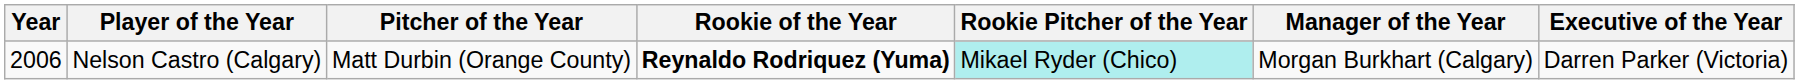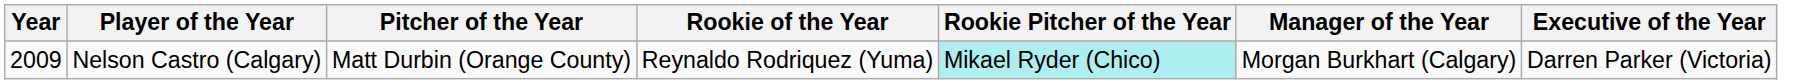(36, 59) 2006 -> (36, 59) 2009
(796, 59) bold -> (787, 59) normal
